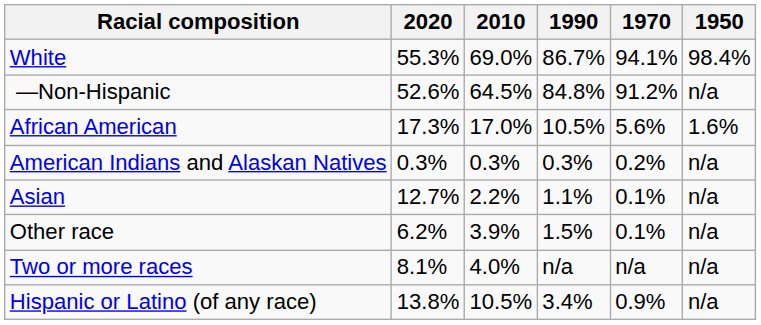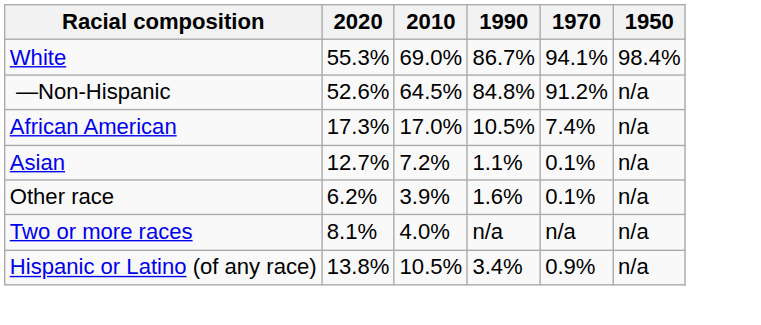(640, 127) 5.6% -> (570, 127) 7.4%
(713, 127) 1.6% -> (633, 127) n/a
- row: (198, 162)
(495, 197) 2.2% -> (425, 162) 7.2%
(568, 232) 1.5% -> (498, 197) 1.6%
